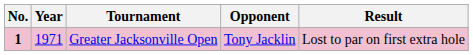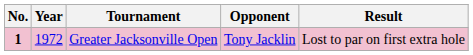(49, 39) 1971 -> (49, 39) 1972
